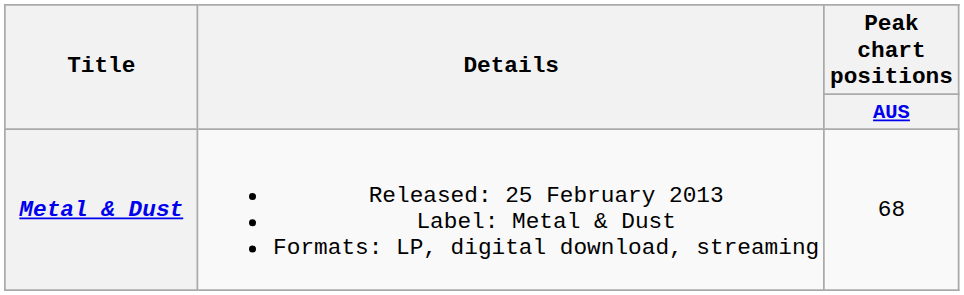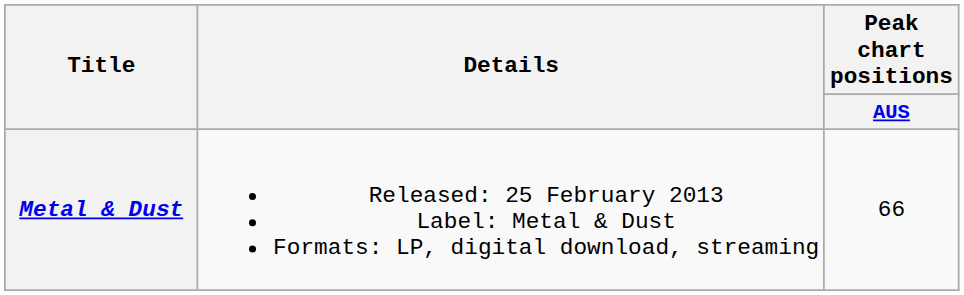(891, 210) 68 -> (891, 210) 66
